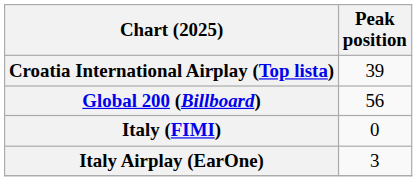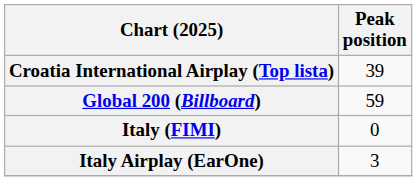(375, 100) 56 -> (375, 100) 59
